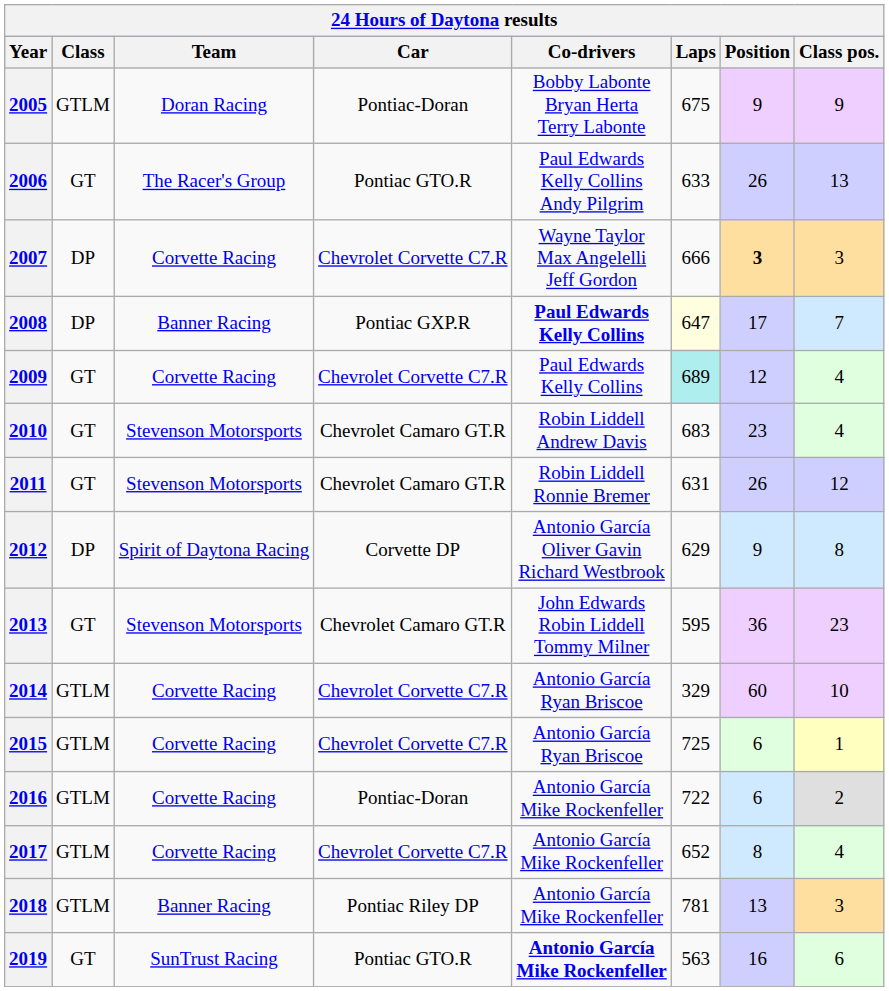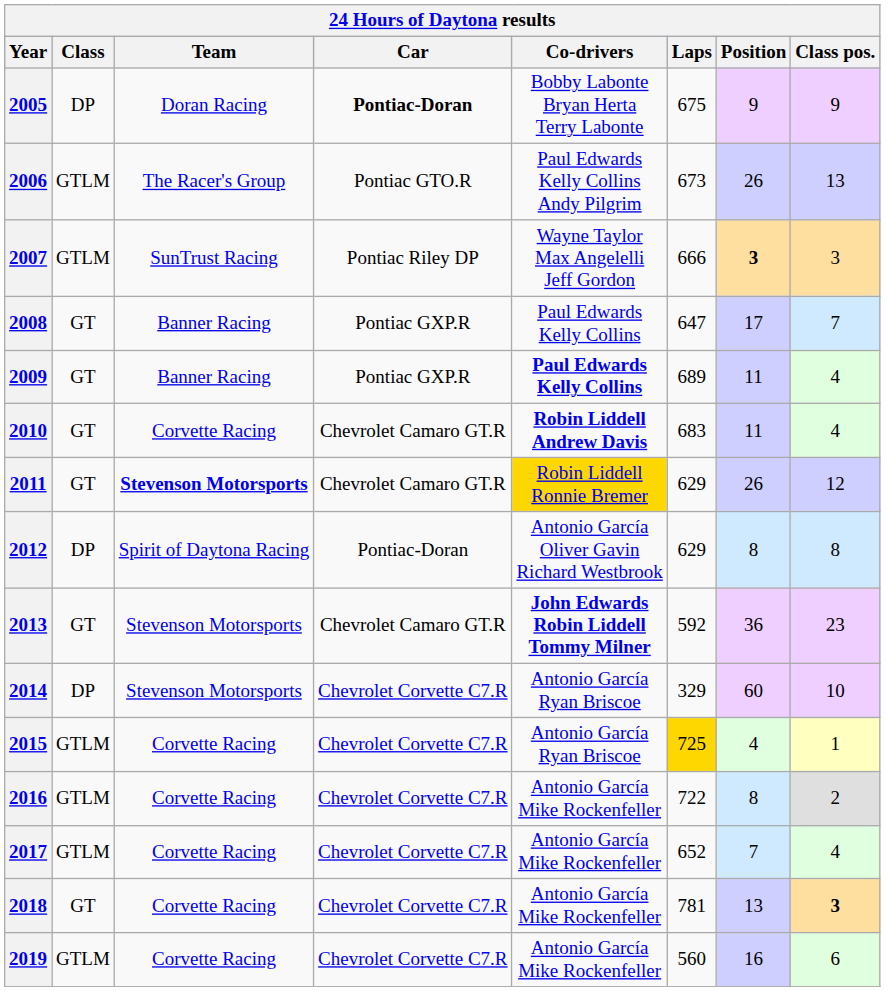(83, 105) GTLM -> (83, 105) DP
(413, 105) normal -> (413, 105) bold
(83, 181) GT -> (83, 181) GTLM
(696, 181) 633 -> (692, 181) 673
(83, 258) DP -> (83, 258) GTLM
(214, 258) Corvette Racing -> (214, 258) SunTrust Racing
(413, 258) Chevrolet Corvette C7.R -> (413, 258) Pontiac Riley DP
(83, 323) DP -> (83, 323) GT
(592, 323) bold -> (590, 323) normal
(696, 323) lightyellow background -> (692, 323) no background
(214, 376) Corvette Racing -> (214, 376) Banner Racing
(413, 376) Chevrolet Corvette C7.R -> (413, 376) Pontiac GXP.R
(592, 376) normal -> (590, 376) bold
(696, 376) paleturquoise background -> (692, 376) no background
(757, 376) 12 -> (754, 376) 11
(214, 430) Stevenson Motorsports -> (214, 430) Corvette Racing
(592, 430) normal -> (590, 430) bold
(757, 430) 23 -> (754, 430) 11
(214, 484) normal -> (214, 484) bold
(592, 484) no background -> (590, 484) gold background
(696, 484) 631 -> (692, 484) 629
(413, 549) Corvette DP -> (413, 549) Pontiac-Doran
(757, 549) 9 -> (754, 549) 8
(592, 625) normal -> (590, 625) bold
(696, 625) 595 -> (692, 625) 592
(83, 690) GTLM -> (83, 690) DP
(214, 690) Corvette Racing -> (214, 690) Stevenson Motorsports
(696, 744) no background -> (692, 744) gold background
(757, 744) 6 -> (754, 744) 4
(413, 798) Pontiac-Doran -> (413, 798) Chevrolet Corvette C7.R
(757, 798) 6 -> (754, 798) 8
(757, 852) 8 -> (754, 852) 7
(83, 905) GTLM -> (83, 905) GT
(214, 905) Banner Racing -> (214, 905) Corvette Racing
(413, 905) Pontiac Riley DP -> (413, 905) Chevrolet Corvette C7.R
(839, 905) normal -> (835, 905) bold
(83, 959) GT -> (83, 959) GTLM
(214, 959) SunTrust Racing -> (214, 959) Corvette Racing
(413, 959) Pontiac GTO.R -> (413, 959) Chevrolet Corvette C7.R
(592, 959) bold -> (590, 959) normal
(696, 959) 563 -> (692, 959) 560
